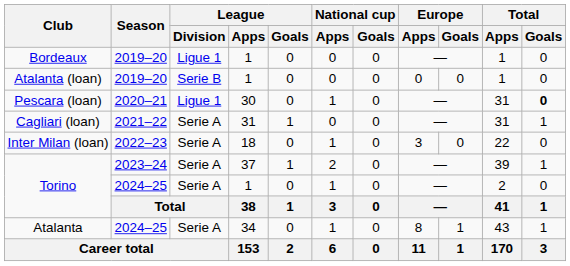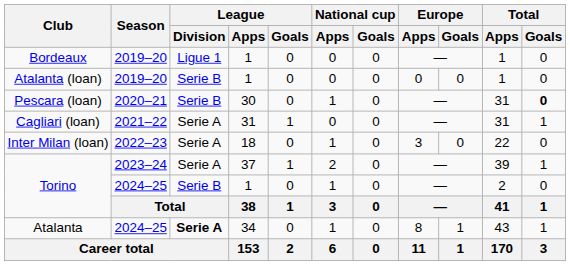(199, 100) Ligue 1 -> (199, 100) Serie B
(199, 185) Serie A -> (199, 185) Serie B
(199, 228) normal -> (199, 228) bold
